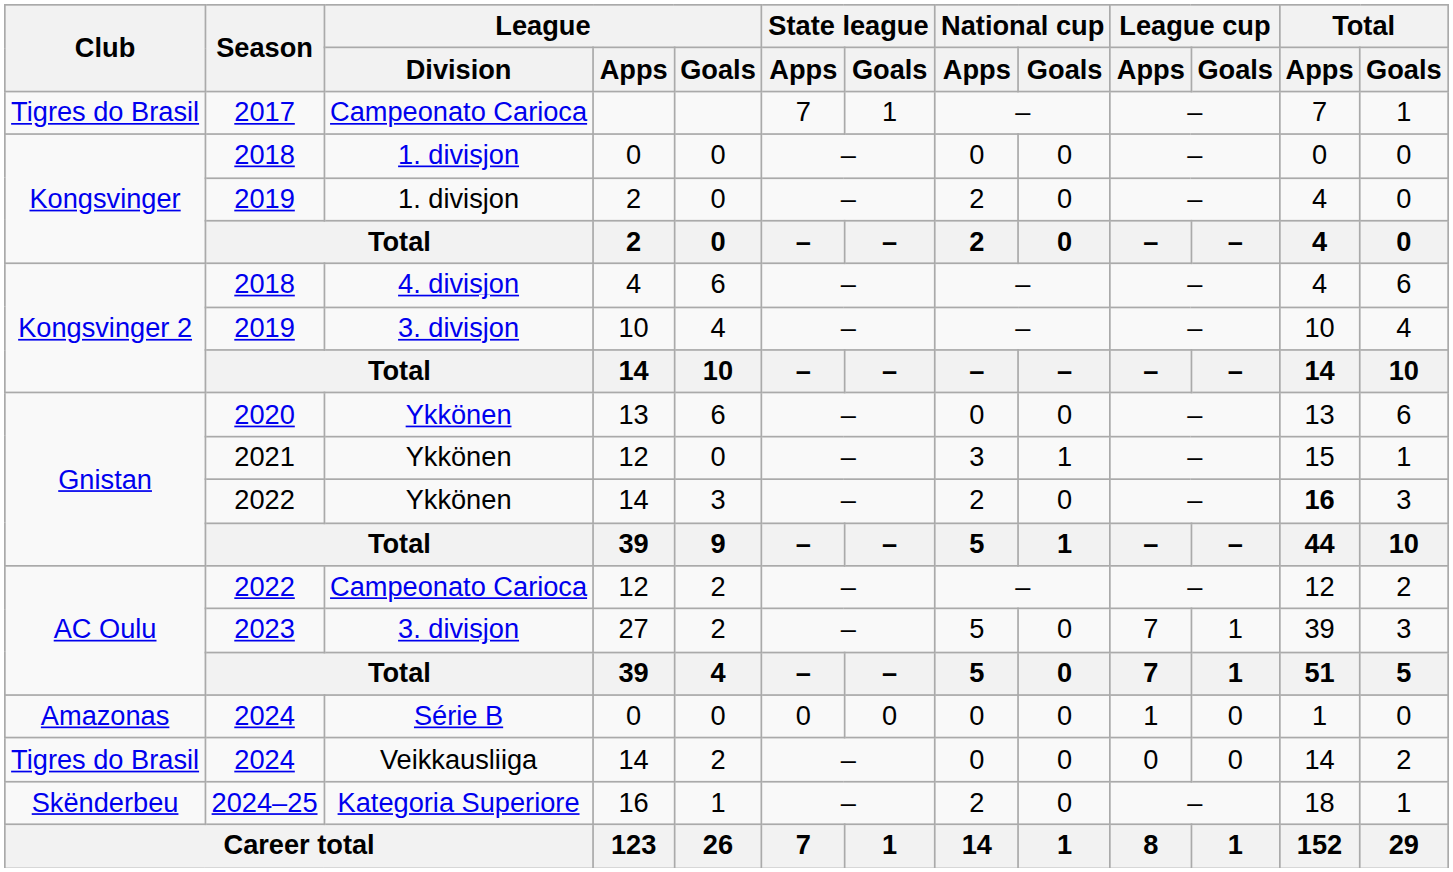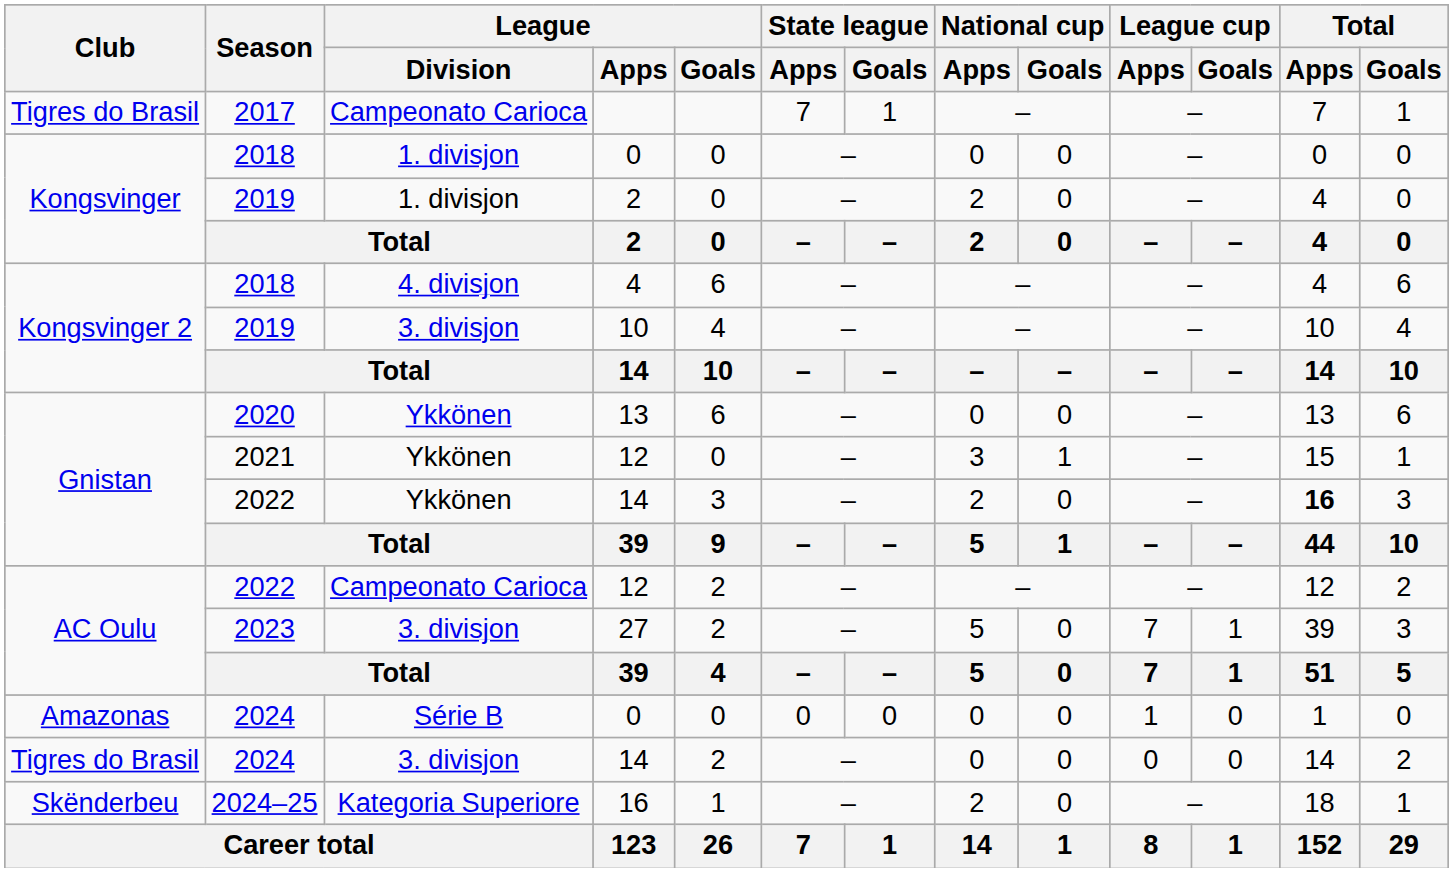(459, 759) Veikkausliiga -> (459, 759) 3. divisjon
